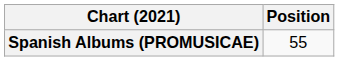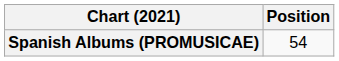(298, 42) 55 -> (298, 42) 54
